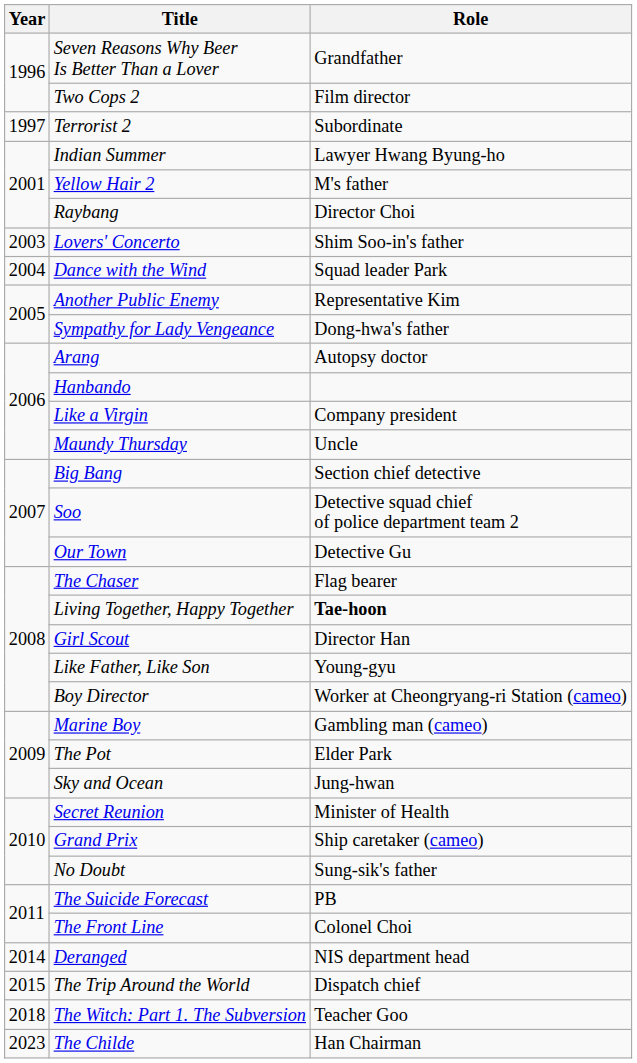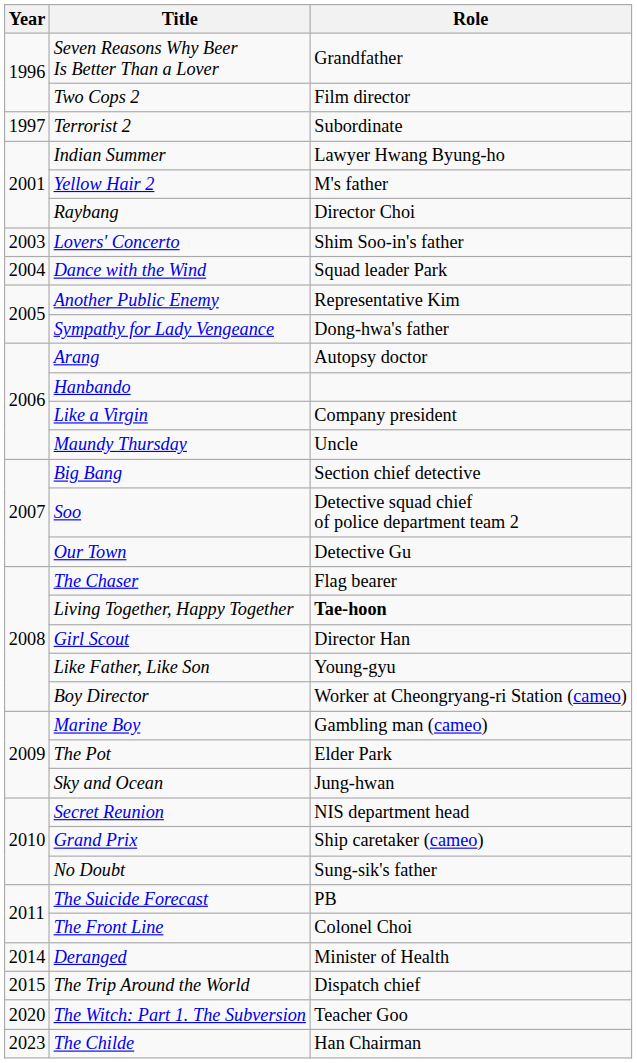(382, 812) Minister of Health -> (392, 812) NIS department head
(392, 956) NIS department head -> (382, 956) Minister of Health
(27, 1014) 2018 -> (27, 1014) 2020
